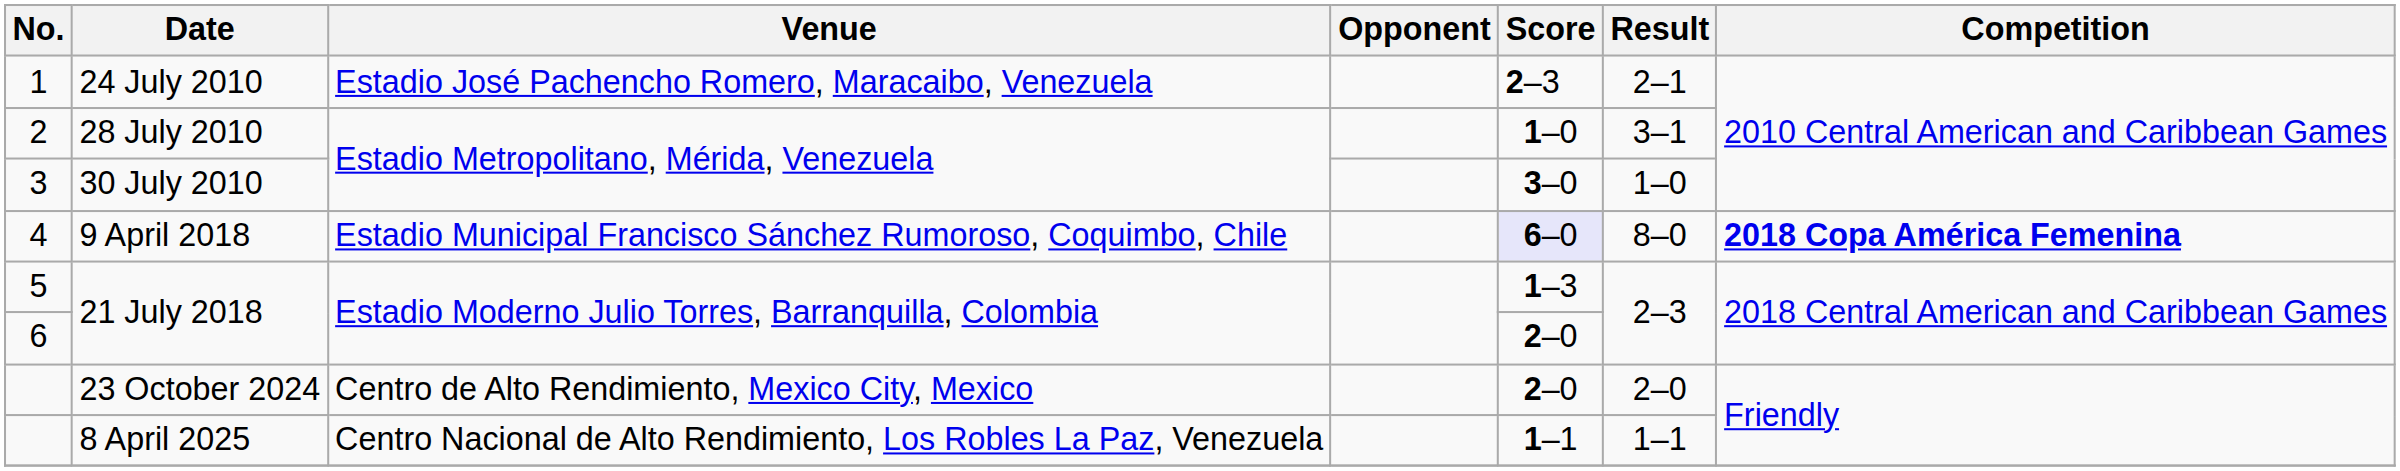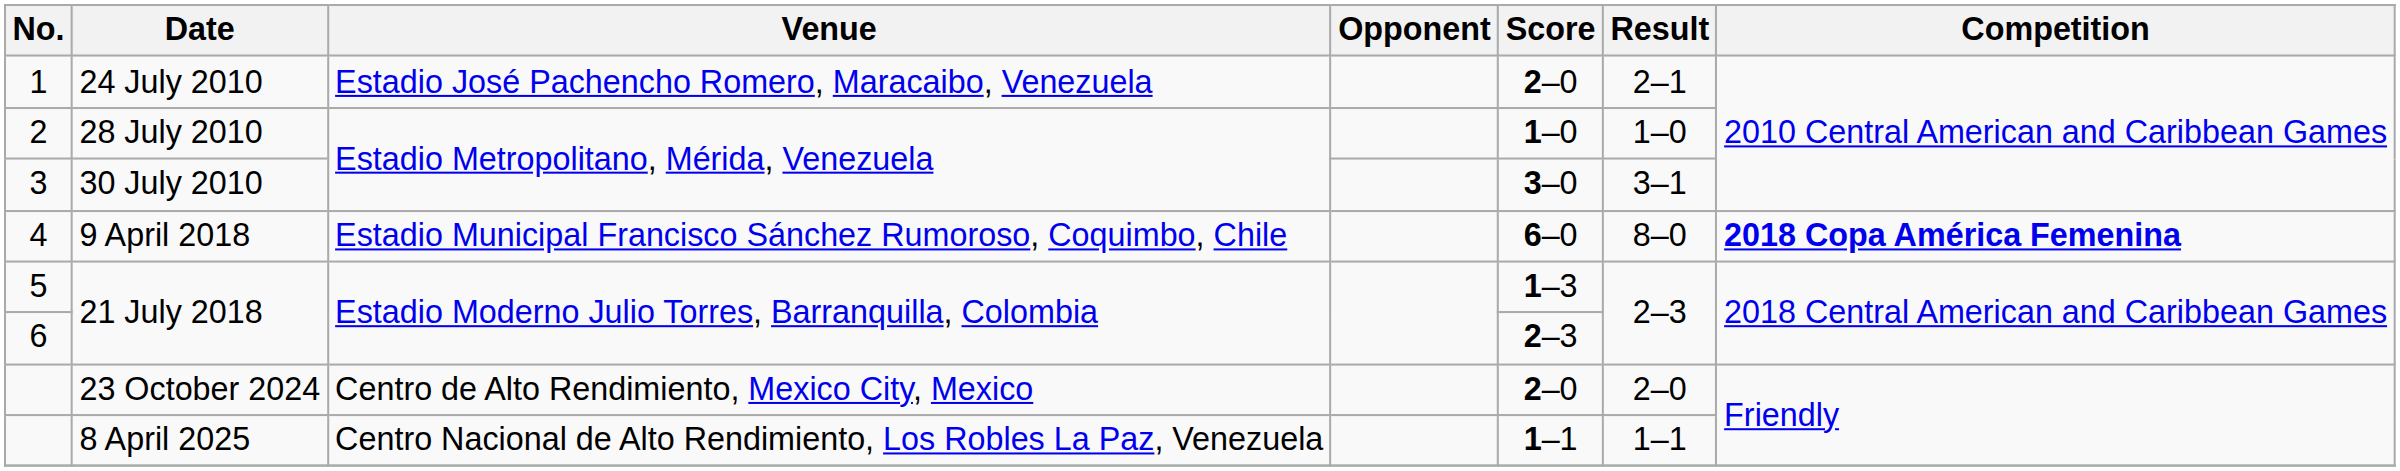(1533, 81) 2–3 -> (1551, 81) 2–0
(1660, 132) 3–1 -> (1660, 132) 1–0
(1660, 183) 1–0 -> (1660, 183) 3–1
(1551, 235) lavender background -> (1551, 235) no background
(1551, 337) 2–0 -> (1551, 337) 2–3
